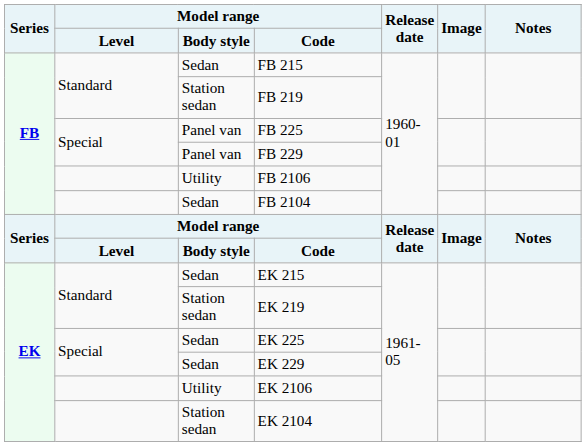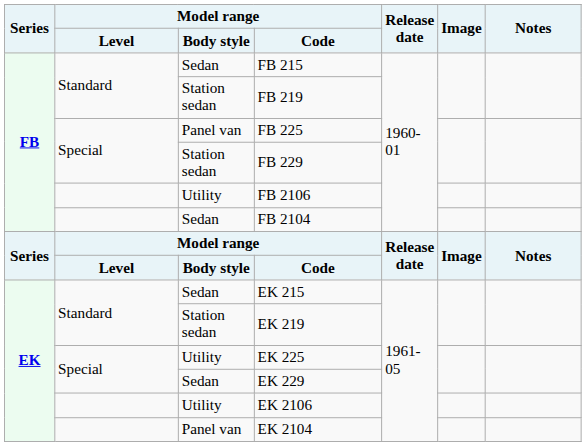(212, 154) Panel van -> (203, 162) Station sedan
(200, 340) Sedan -> (202, 357) Utility
(203, 420) Station sedan -> (212, 429) Panel van
